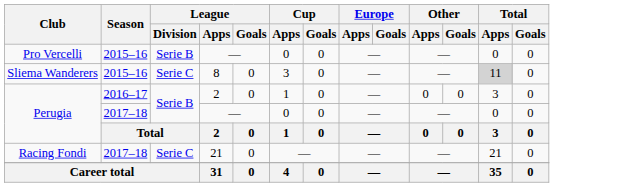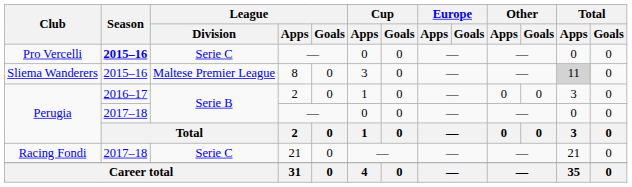(125, 53) normal -> (125, 53) bold
(175, 53) Serie B -> (214, 53) Serie C
(175, 73) Serie C -> (214, 73) Maltese Premier League
